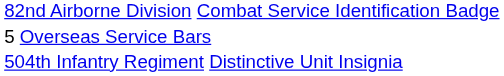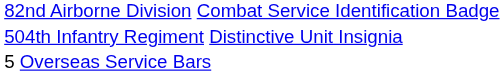rows swapped: (203, 62) <-> (108, 36)
